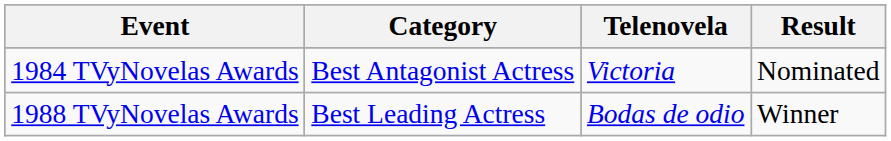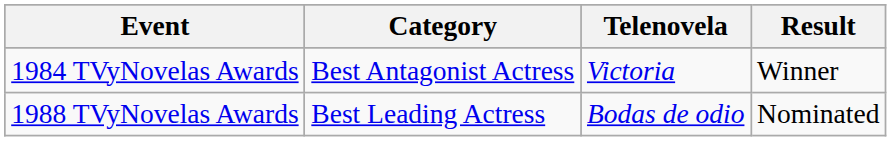(818, 69) Nominated -> (798, 69) Winner
(798, 113) Winner -> (818, 113) Nominated
